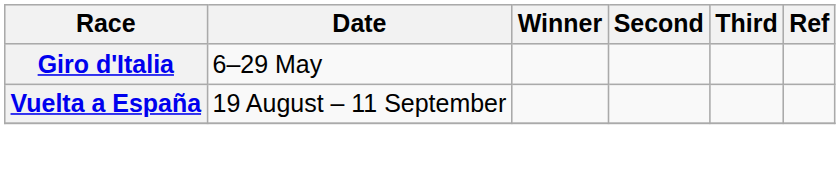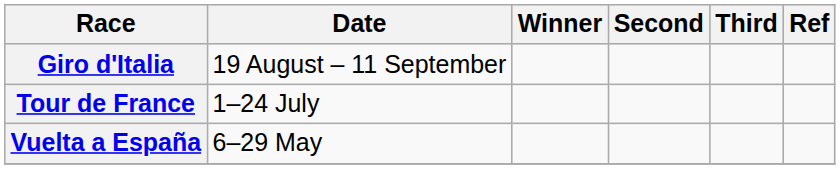(267, 63) 6–29 May -> (359, 63) 19 August – 11 September
+ row: (106, 103)
(359, 103) 19 August – 11 September -> (267, 143) 6–29 May
